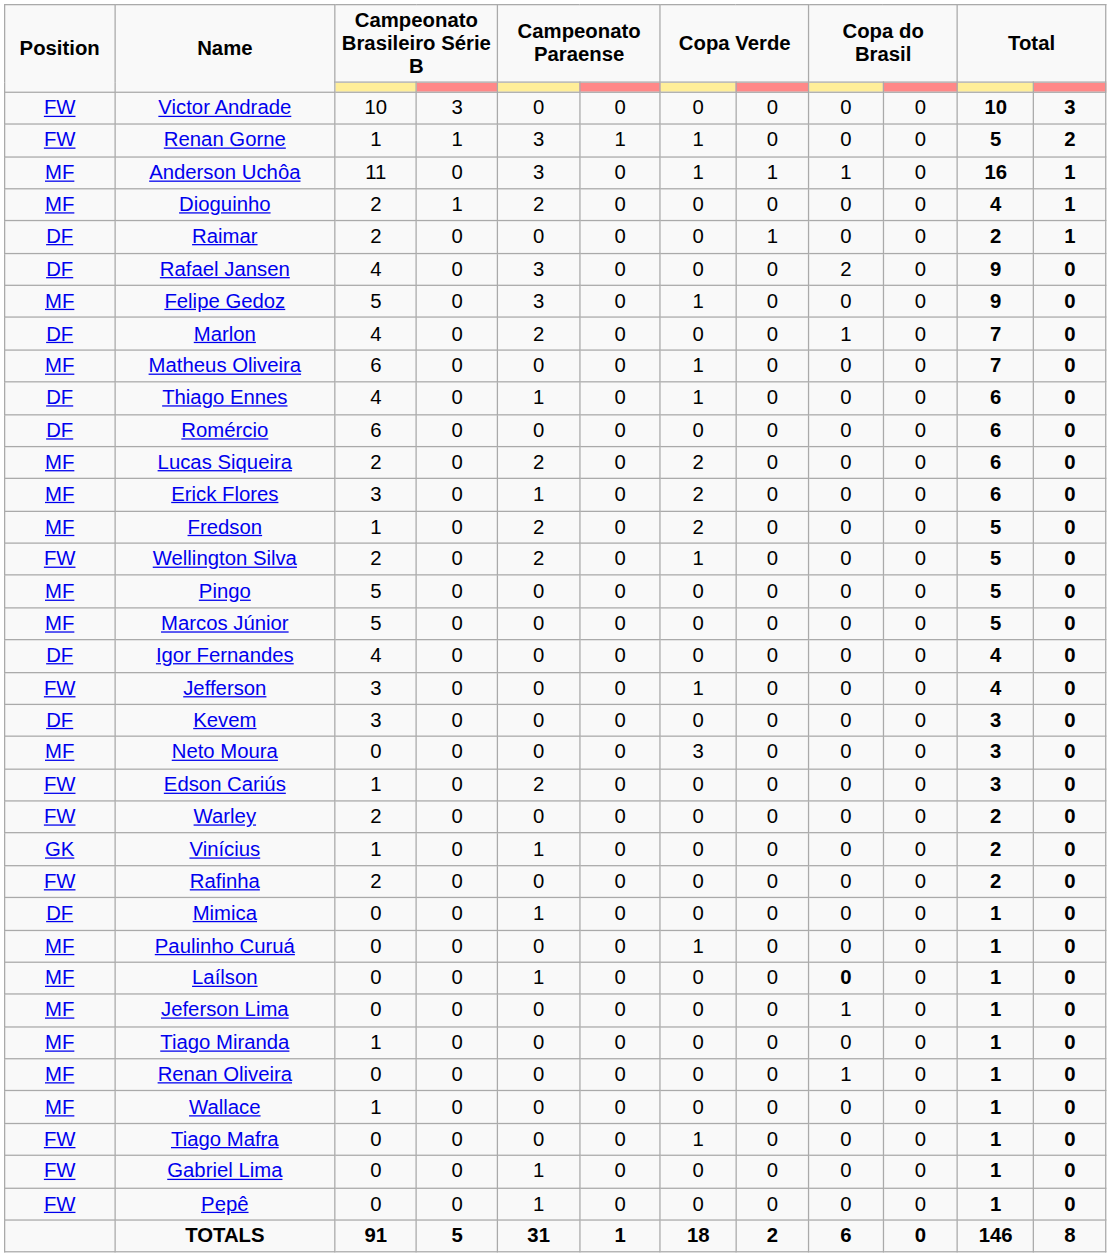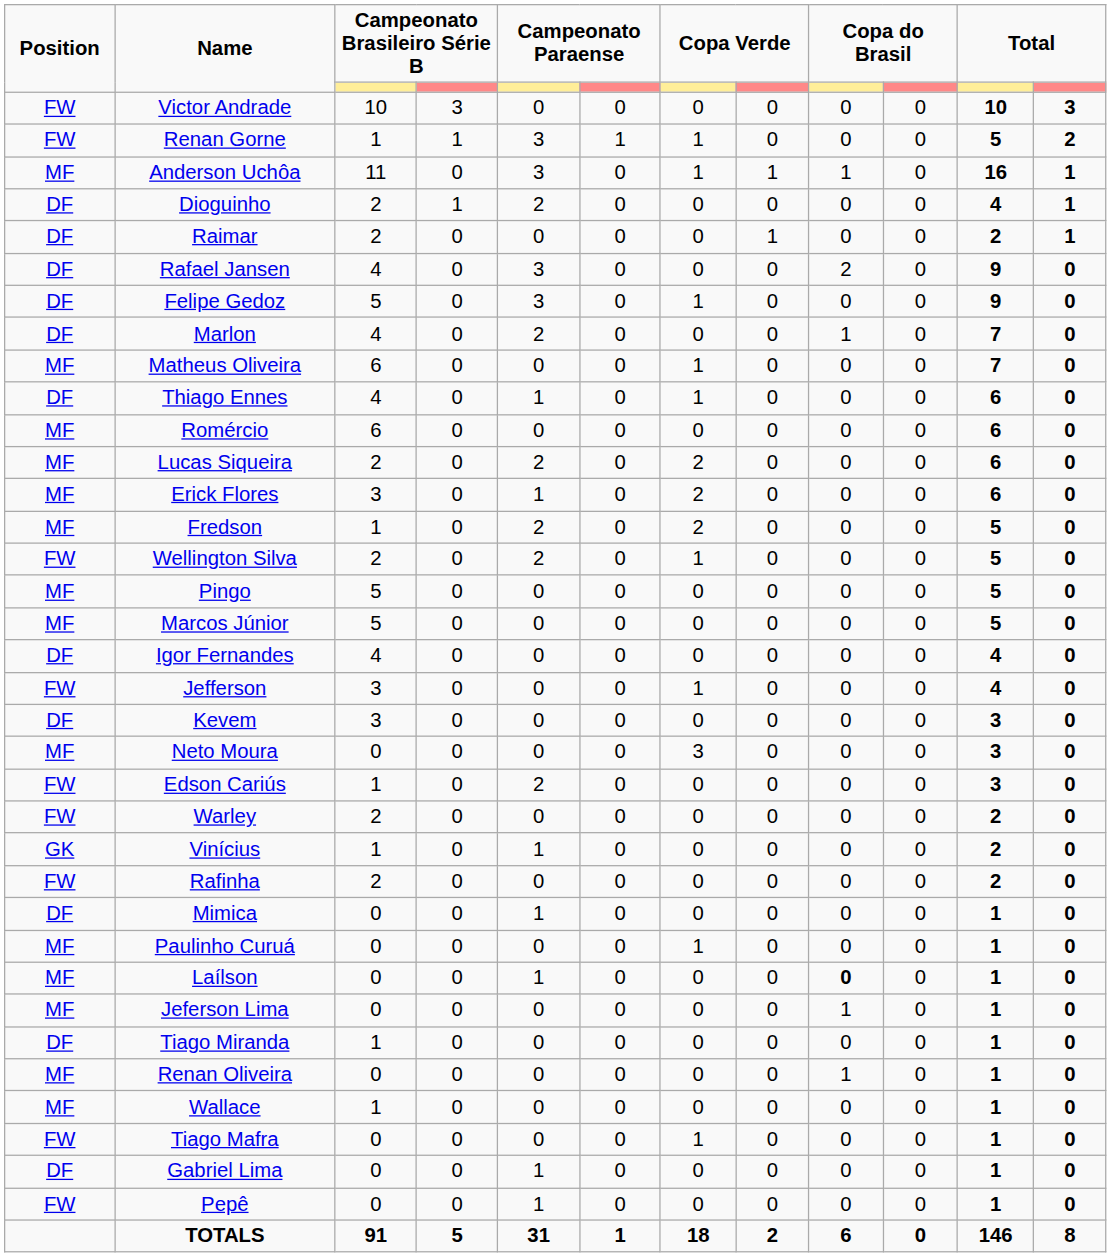(60, 204) MF -> (60, 204) DF
(60, 301) MF -> (60, 301) DF
(60, 430) DF -> (60, 430) MF
(60, 1042) MF -> (60, 1042) DF
(60, 1171) FW -> (60, 1171) DF
